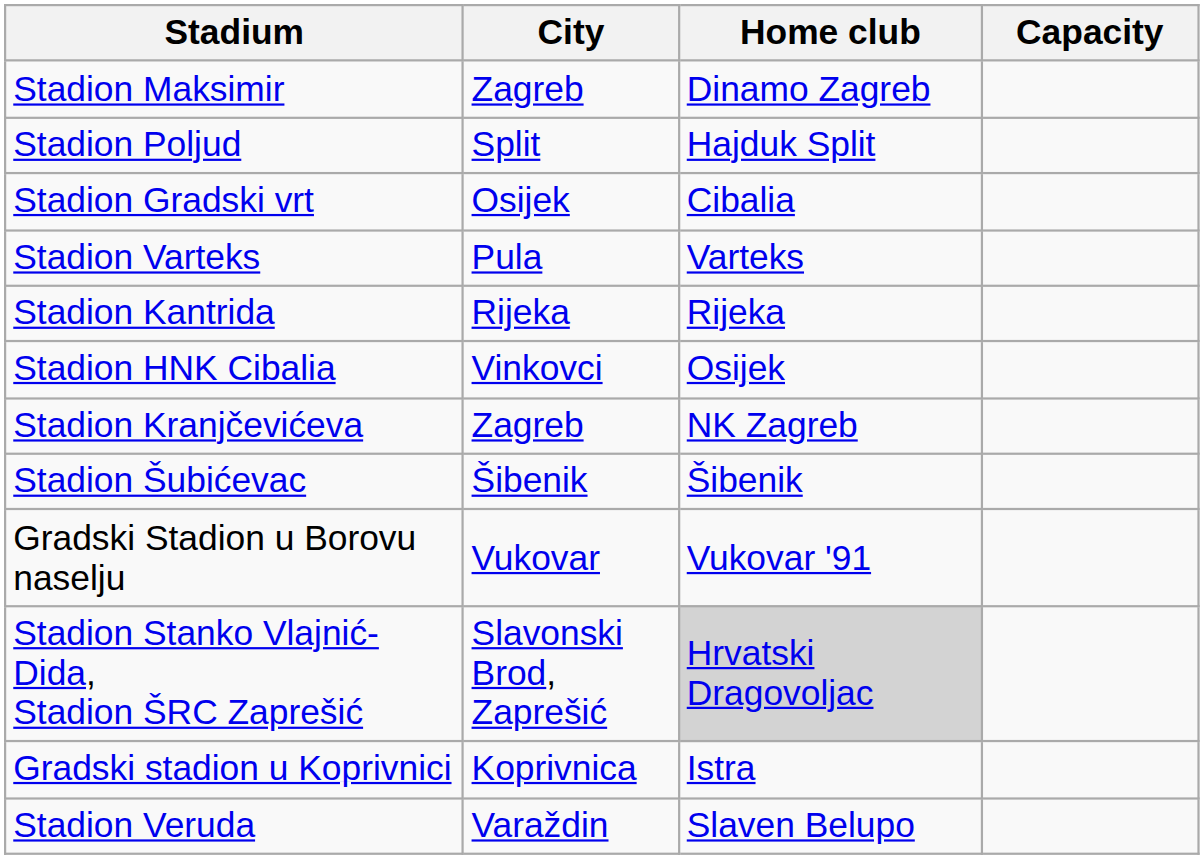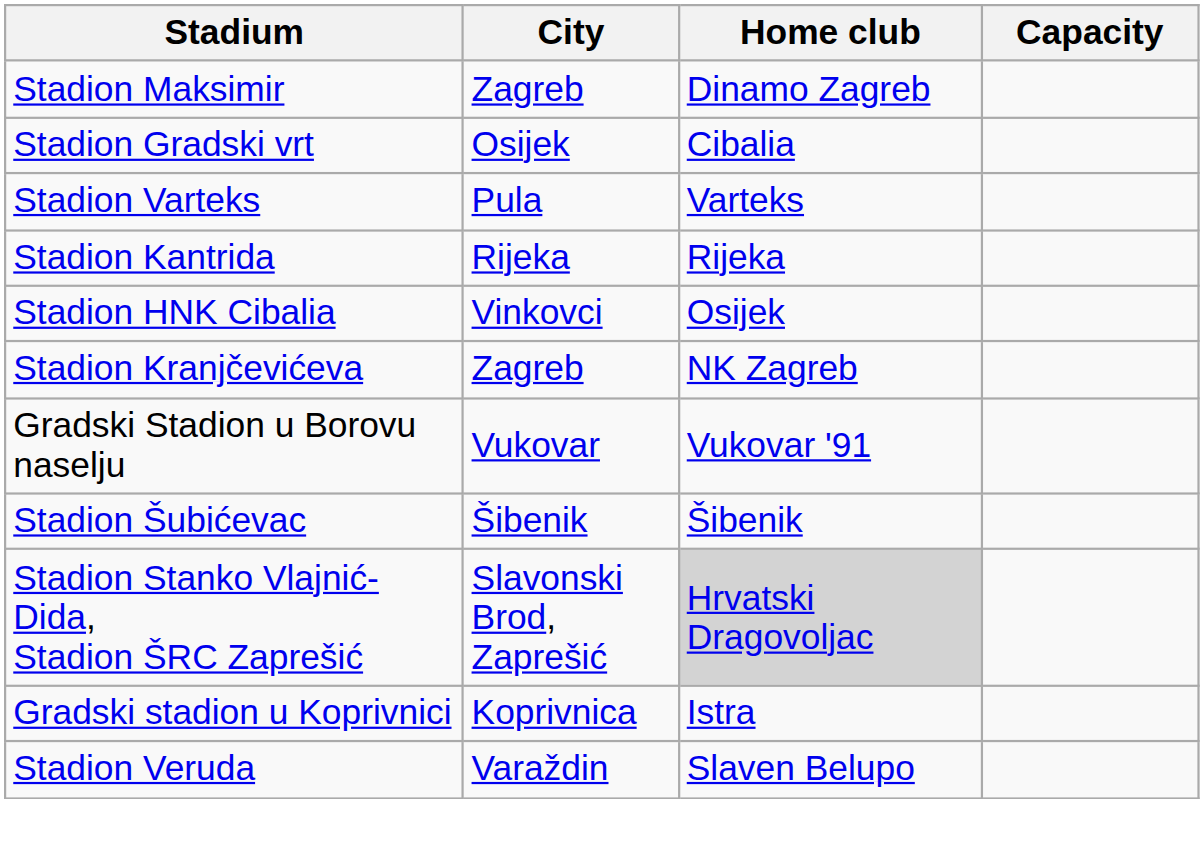- row: (127, 144)
rows swapped: (160, 481) <-> (215, 557)
